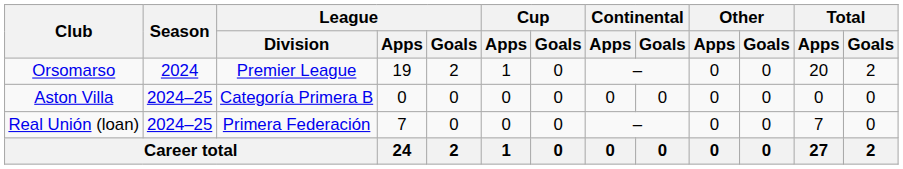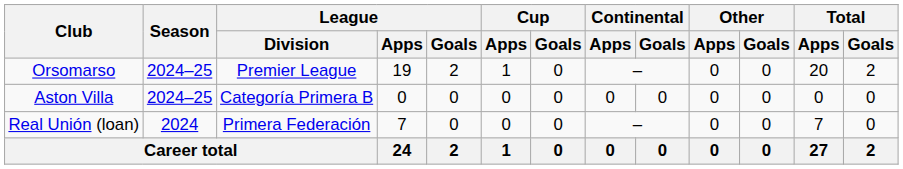(180, 71) 2024 -> (180, 71) 2024–25
(180, 124) 2024–25 -> (180, 124) 2024
